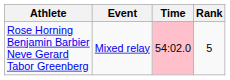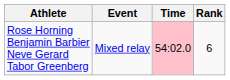(209, 48) 5 -> (209, 48) 6
